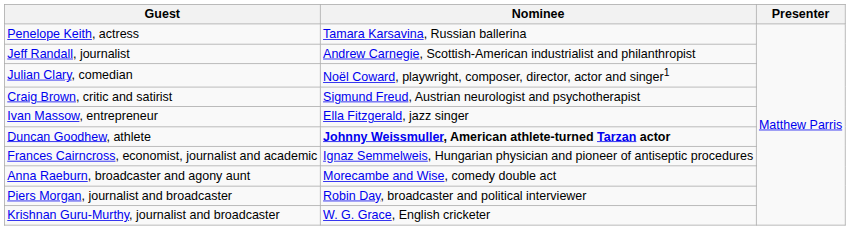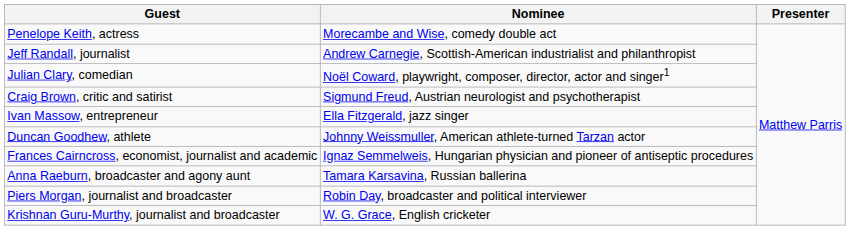(425, 34) Tamara Karsavina, Russian ballerina -> (440, 34) Morecambe and Wise, comedy double act
(497, 136) bold -> (484, 136) normal
(440, 176) Morecambe and Wise, comedy double act -> (425, 176) Tamara Karsavina, Russian ballerina
